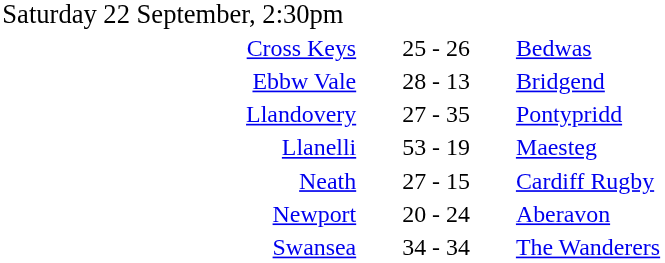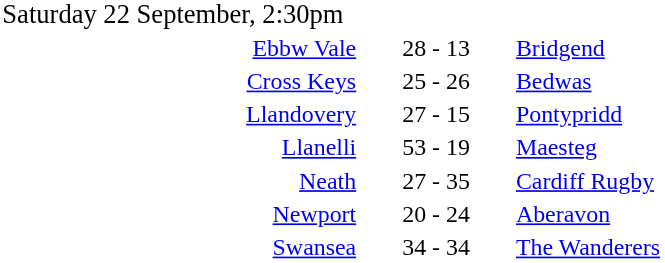rows swapped: (301, 47) <-> (304, 81)
(436, 114) 27 - 35 -> (436, 114) 27 - 15
(436, 180) 27 - 15 -> (436, 180) 27 - 35
